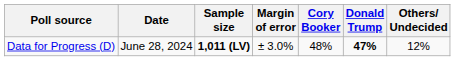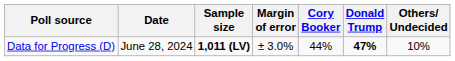(321, 46) 48% -> (321, 46) 44%
(419, 46) 12% -> (419, 46) 10%
